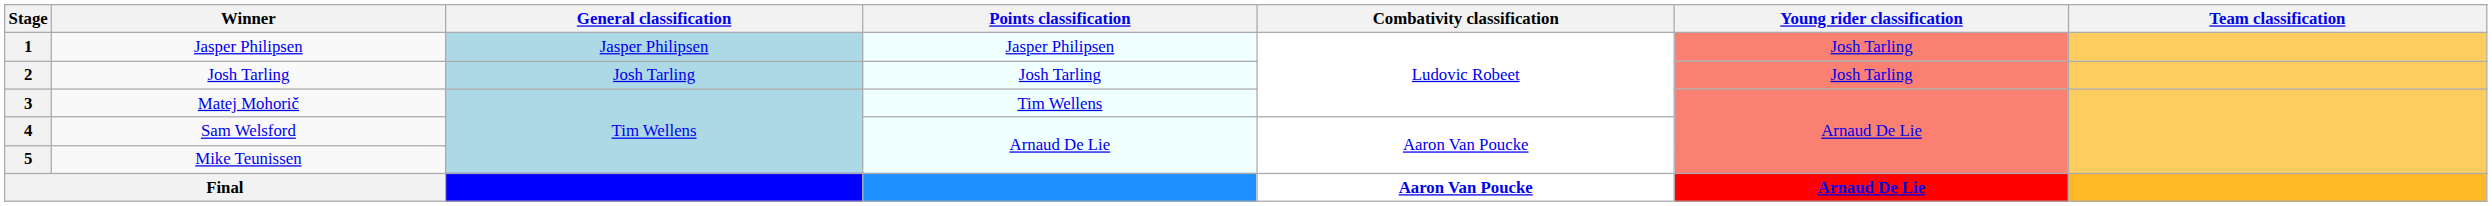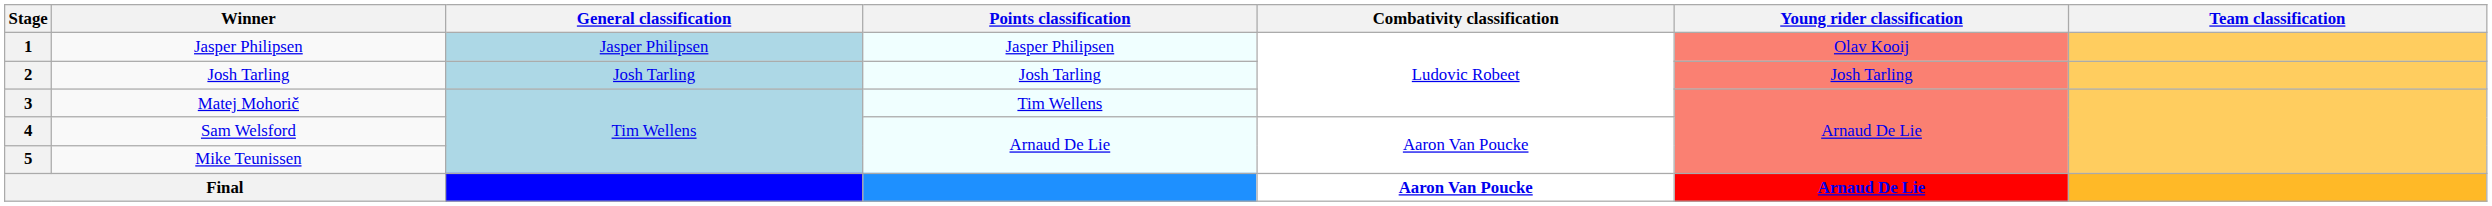(1872, 46) Josh Tarling -> (1872, 46) Olav Kooij
